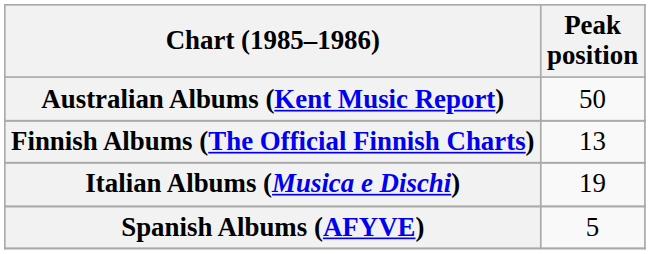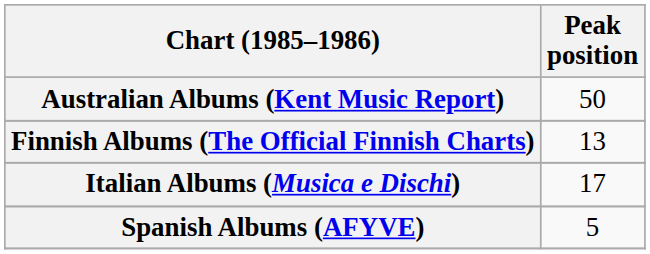(593, 183) 19 -> (593, 183) 17
